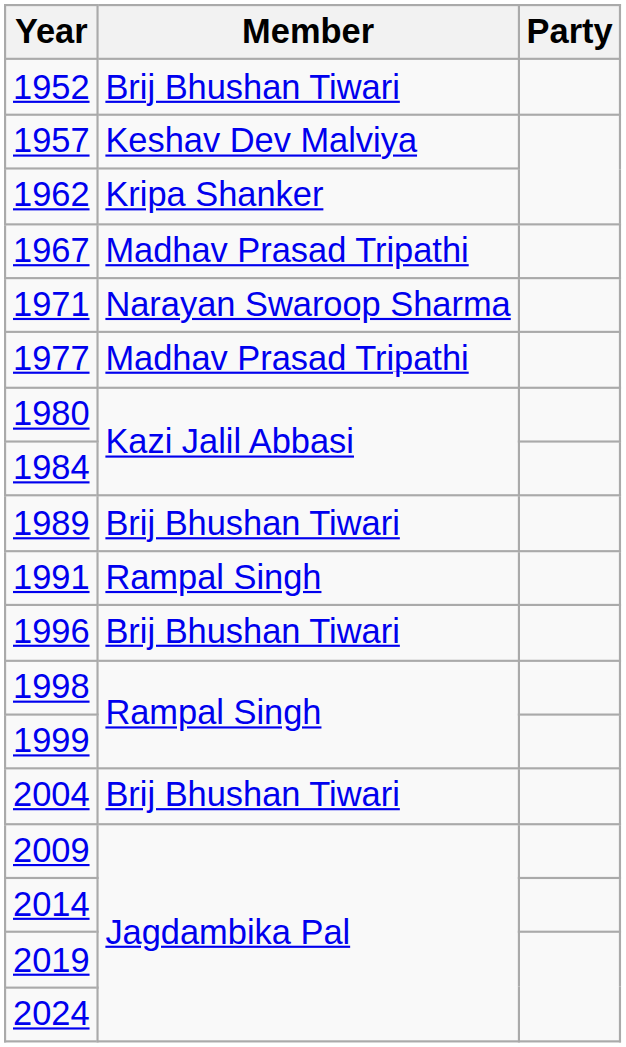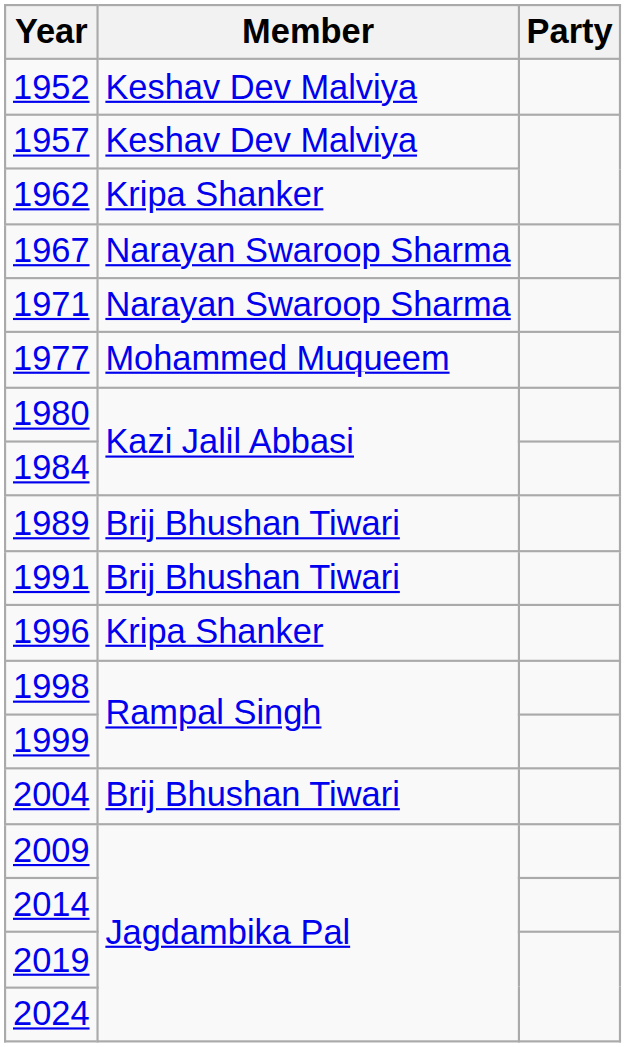(253, 86) Brij Bhushan Tiwari -> (261, 86) Keshav Dev Malviya
(287, 250) Madhav Prasad Tripathi -> (308, 250) Narayan Swaroop Sharma
(287, 359) Madhav Prasad Tripathi -> (277, 359) Mohammed Muqueem
(213, 577) Rampal Singh -> (253, 577) Brij Bhushan Tiwari
(253, 631) Brij Bhushan Tiwari -> (214, 631) Kripa Shanker
